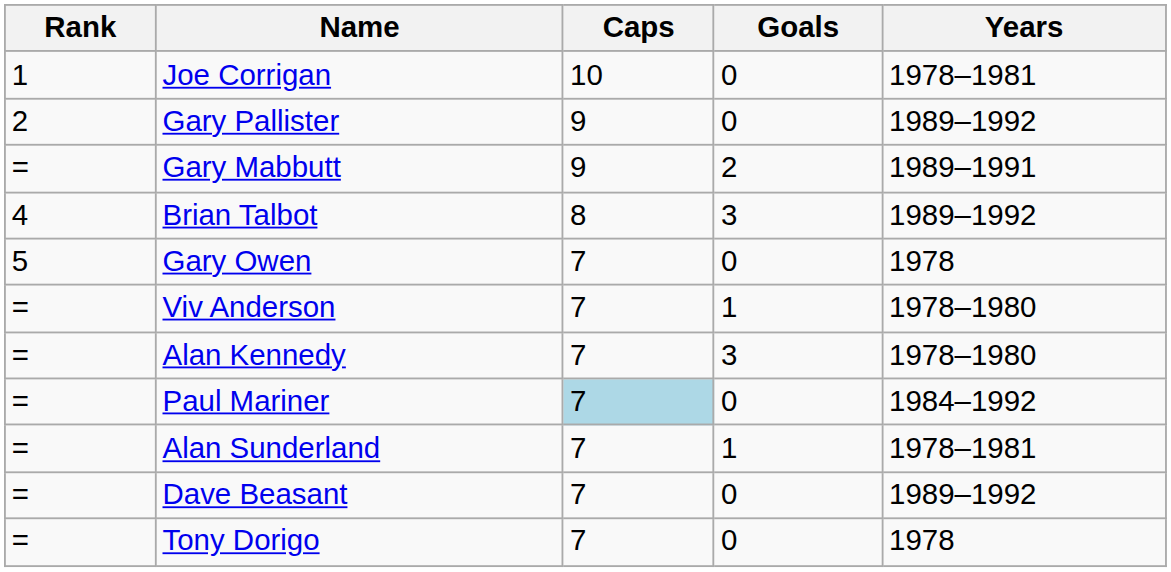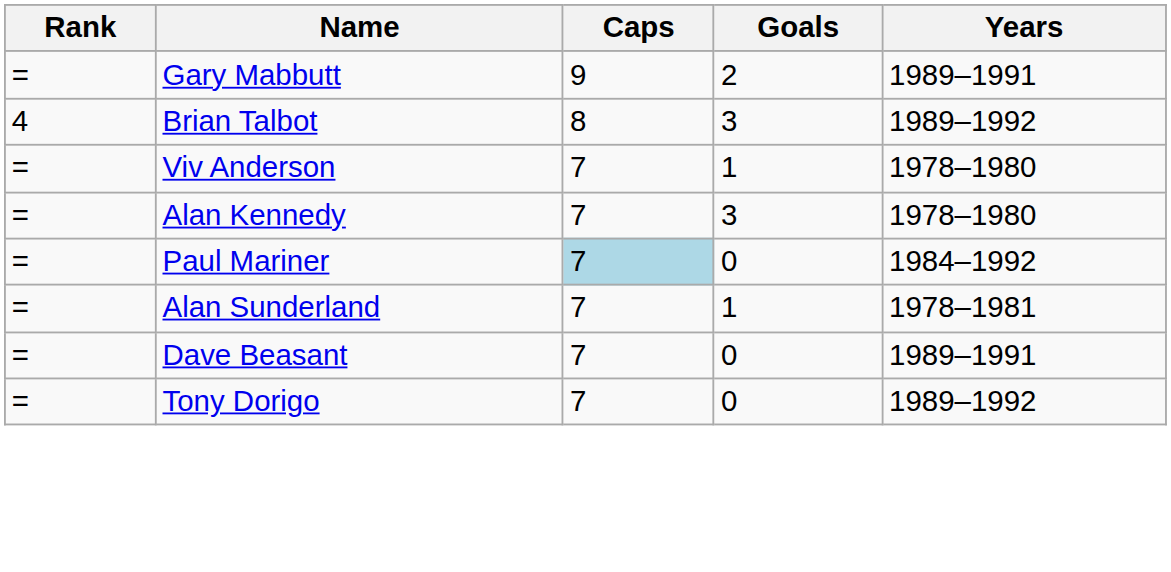- row: (247, 74)
- row: (251, 121)
- row: (237, 261)
(963, 494) 1989–1992 -> (963, 354) 1989–1991
(922, 541) 1978 -> (963, 401) 1989–1992
